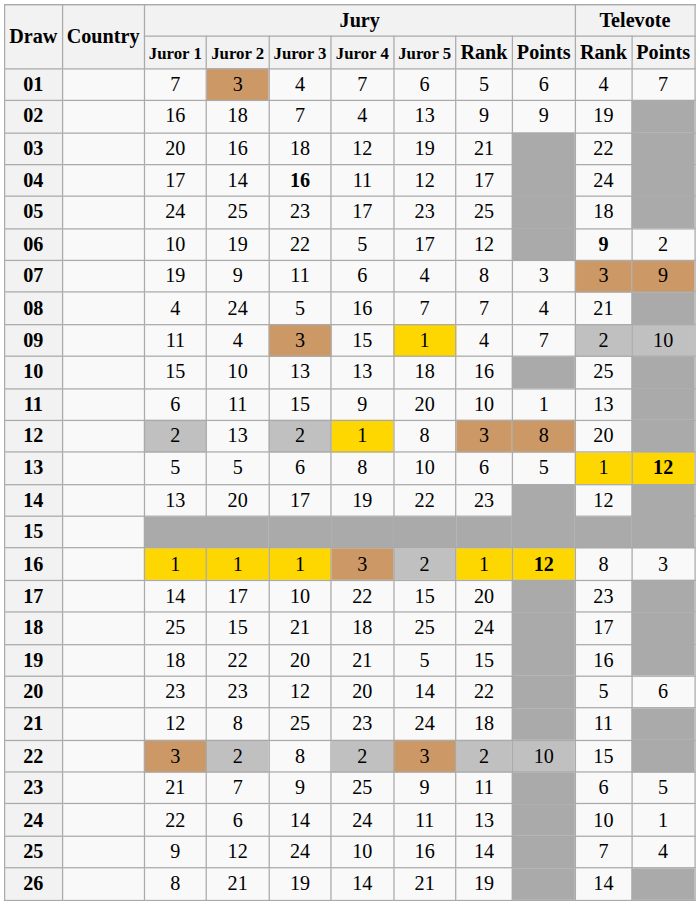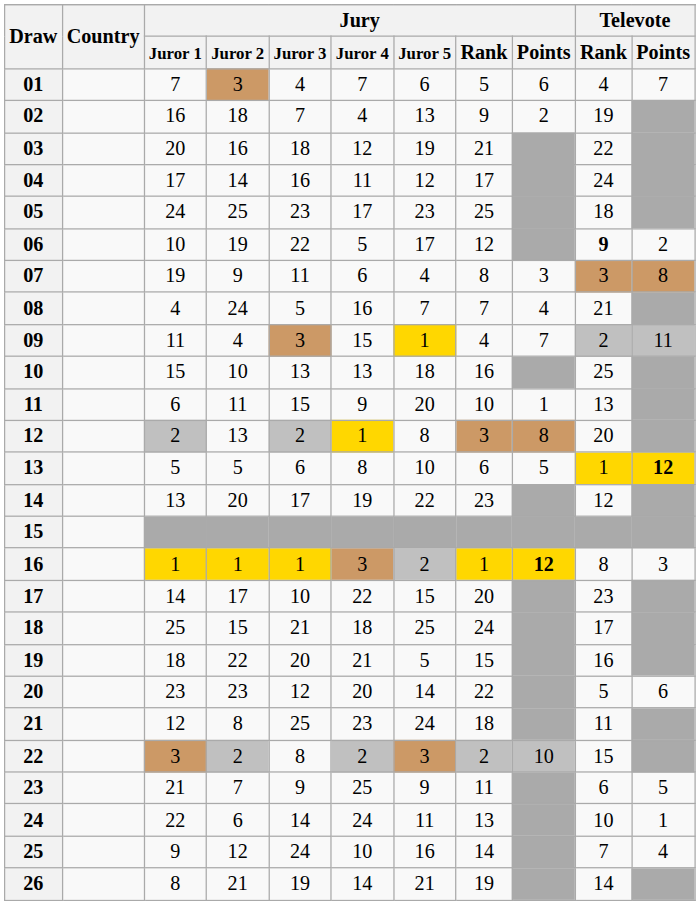(544, 116) 9 -> (544, 116) 2
(300, 180) bold -> (300, 180) normal
(663, 276) 9 -> (663, 276) 8
(663, 340) 10 -> (663, 340) 11
